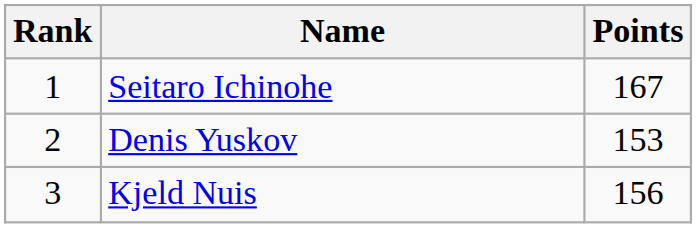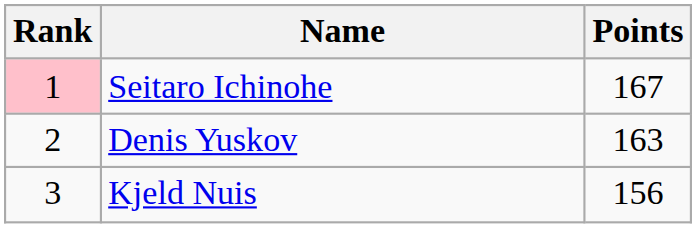(53, 85) no background -> (53, 85) pink background
(638, 139) 153 -> (638, 139) 163
